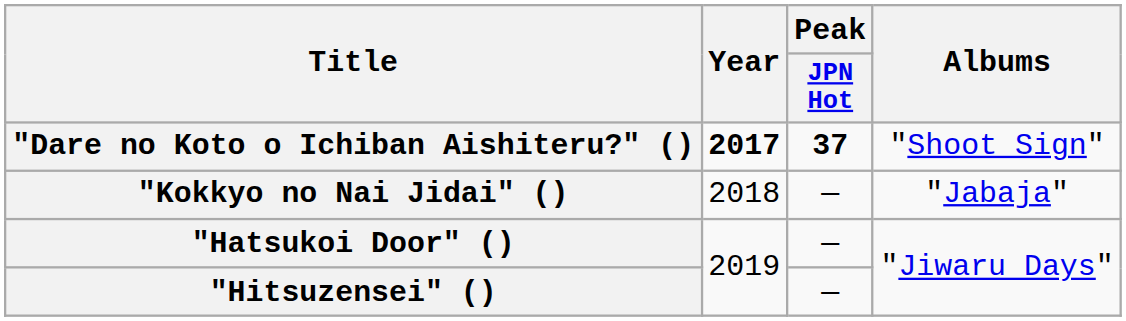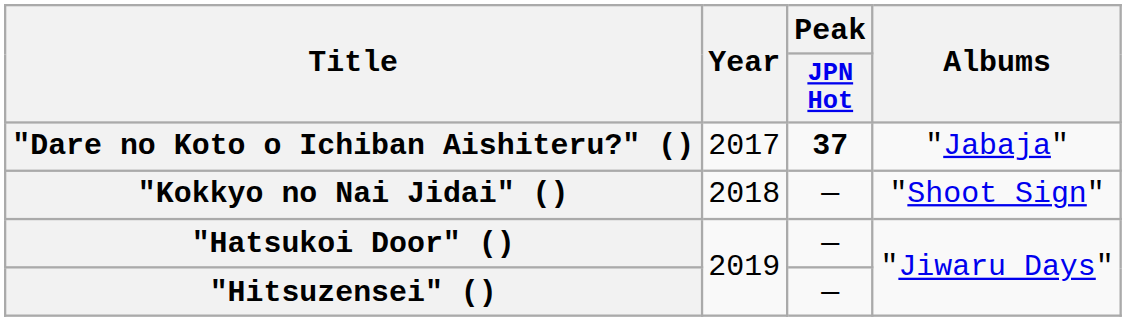(744, 146) bold -> (744, 146) normal
(997, 146) "Shoot Sign" -> (997, 146) "Jabaja"
(997, 195) "Jabaja" -> (997, 195) "Shoot Sign"
